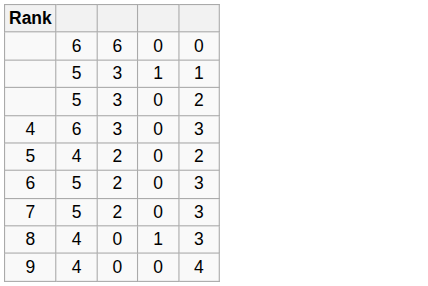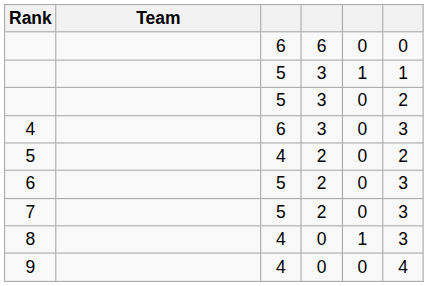+ column: (158, 18)
